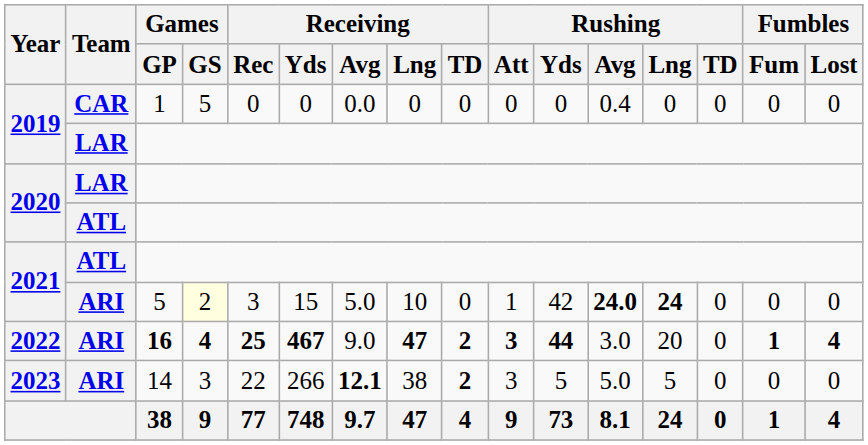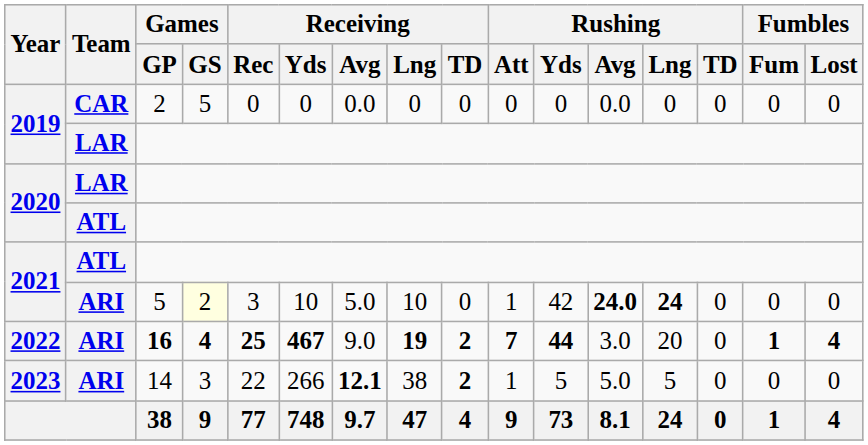(160, 103) 1 -> (160, 103) 2
(615, 103) 0.4 -> (615, 103) 0.0
(306, 301) 15 -> (306, 301) 10
(415, 340) 47 -> (415, 340) 19
(511, 340) 3 -> (511, 340) 7
(511, 380) 3 -> (511, 380) 1
